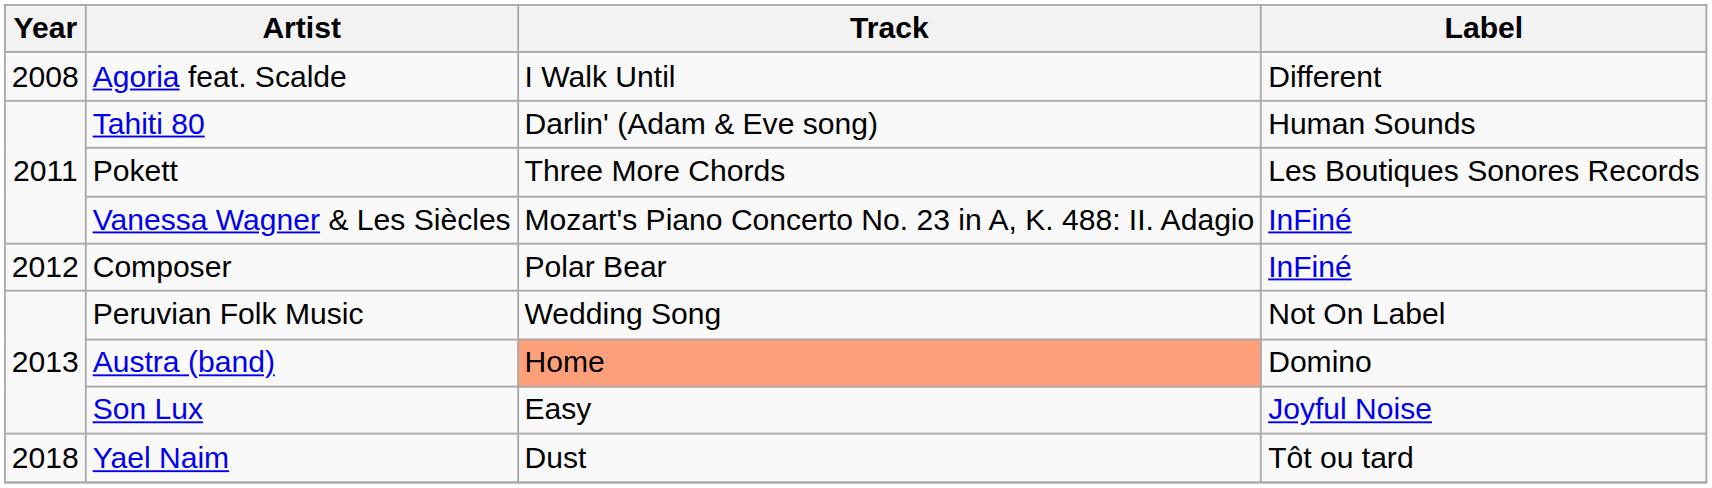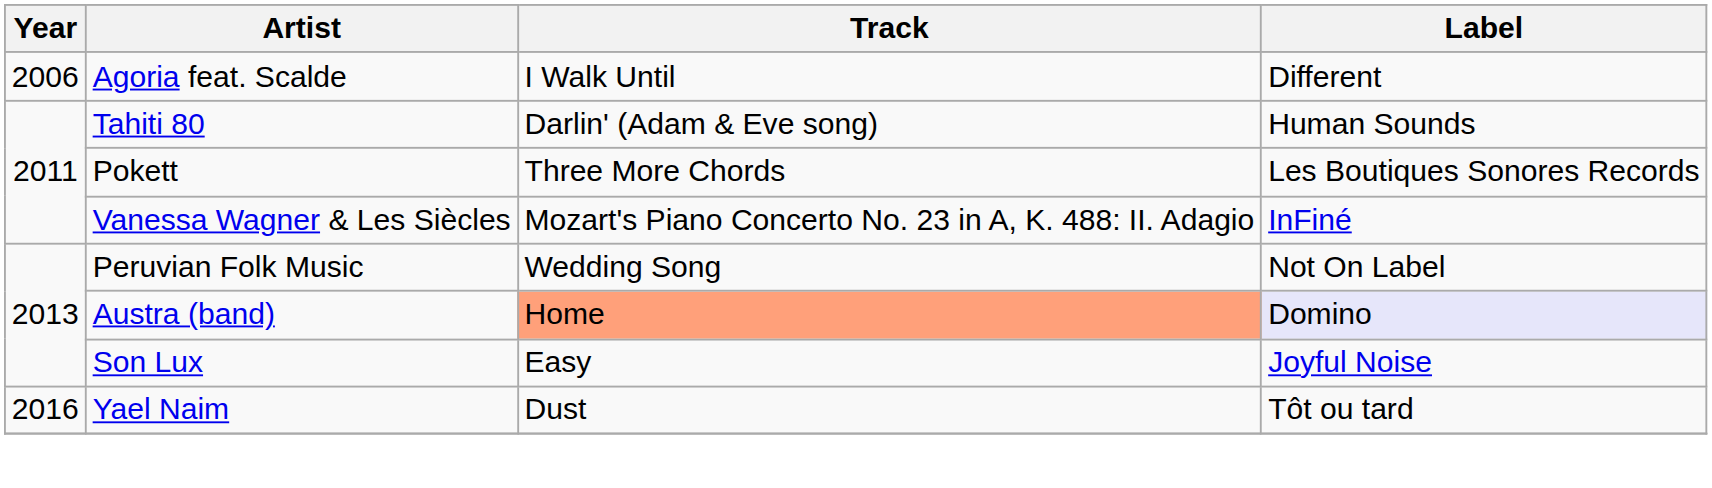(45, 76) 2008 -> (45, 76) 2006
- row: (162, 266)
(1320, 362) no background -> (1320, 314) lavender background
(45, 457) 2018 -> (45, 409) 2016
